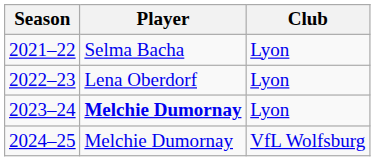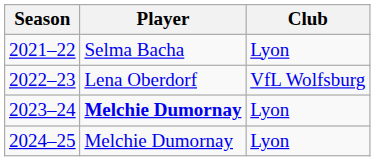(270, 79) Lyon -> (308, 79) VfL Wolfsburg
(308, 140) VfL Wolfsburg -> (270, 140) Lyon
